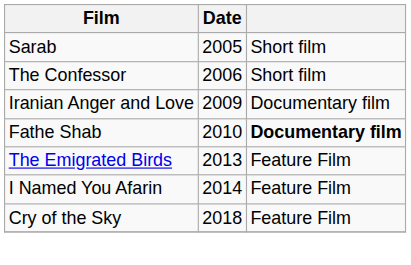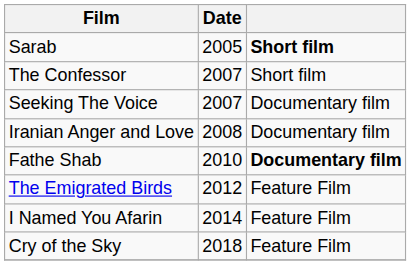(288, 47) normal -> (292, 47) bold
(222, 75) 2006 -> (222, 75) 2007
+ row: (83, 103)
(222, 103) 2009 -> (222, 132) 2008
(222, 160) 2013 -> (222, 189) 2012
